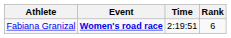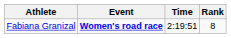(213, 26) 6 -> (213, 26) 8
